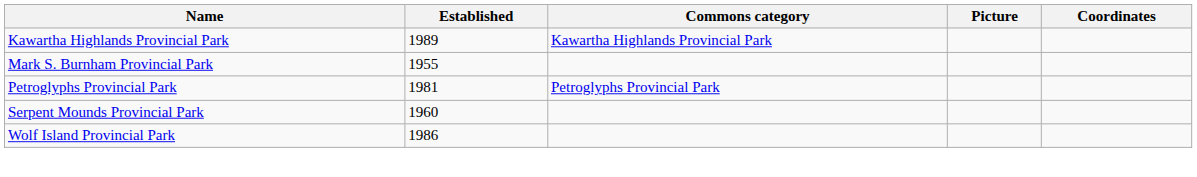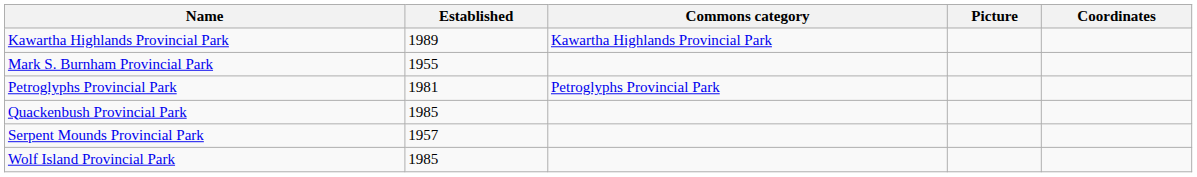+ row: (97, 111)
(423, 111) 1960 -> (423, 135) 1957
(423, 135) 1986 -> (423, 159) 1985
